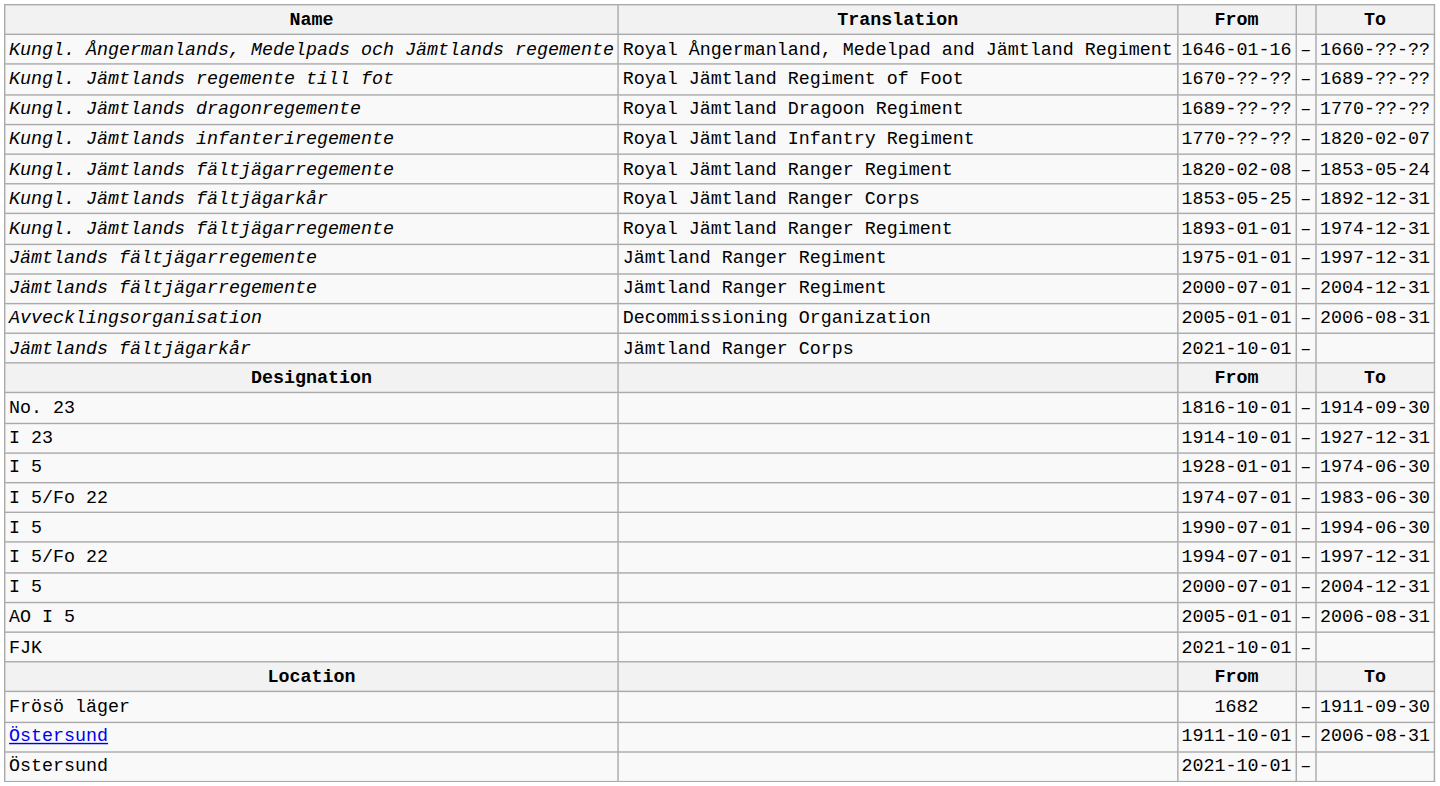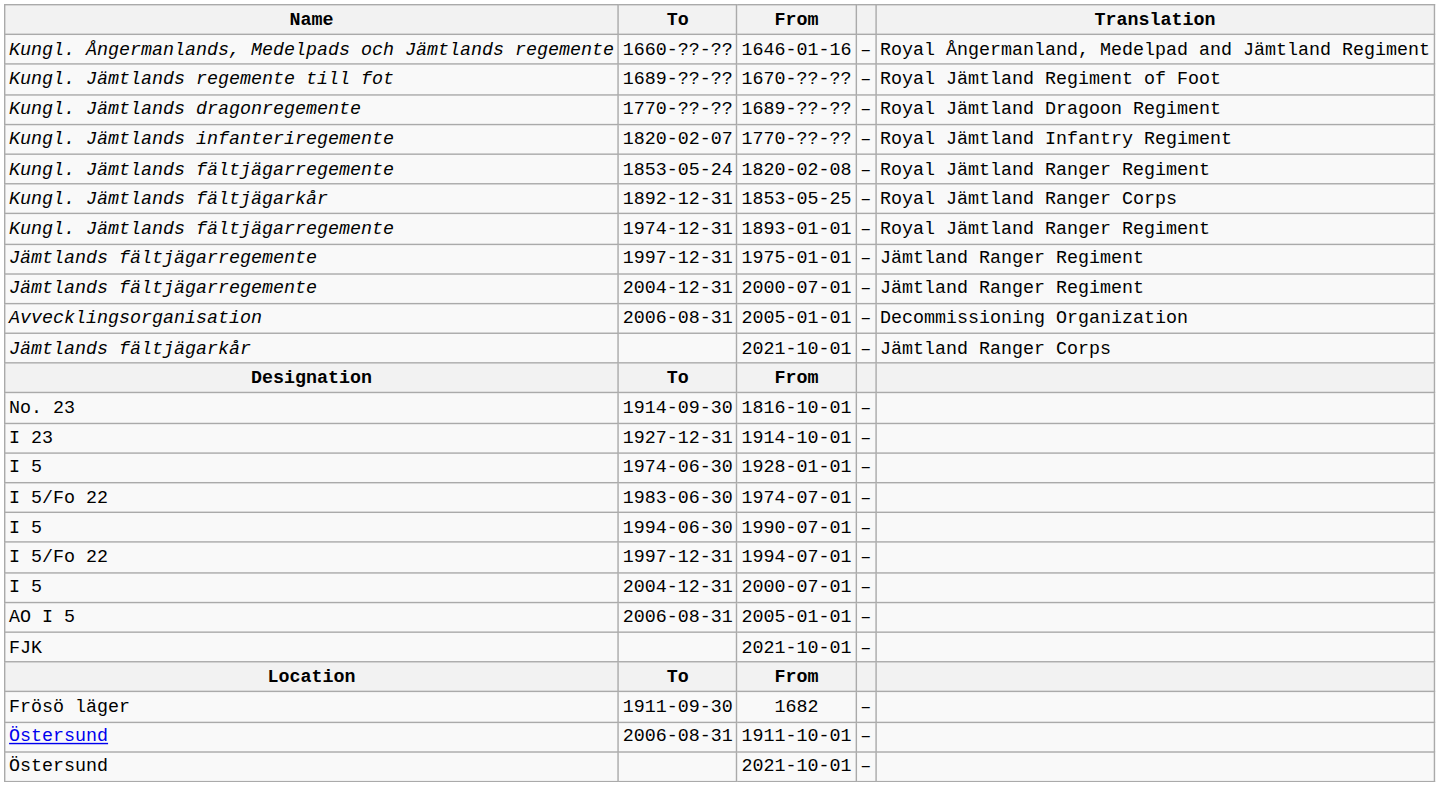columns swapped: (898, 20) <-> (1375, 20)
